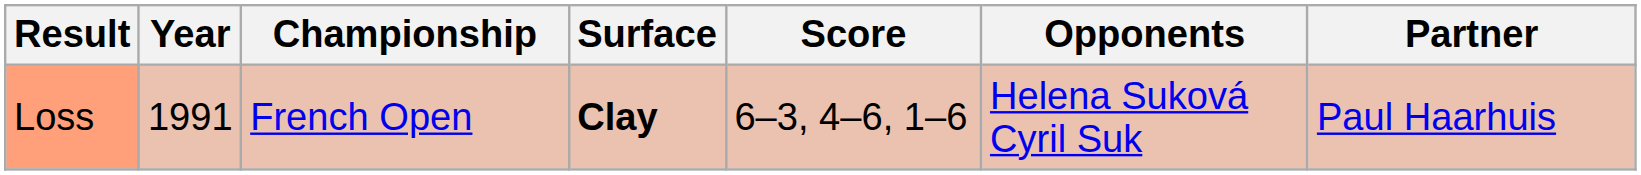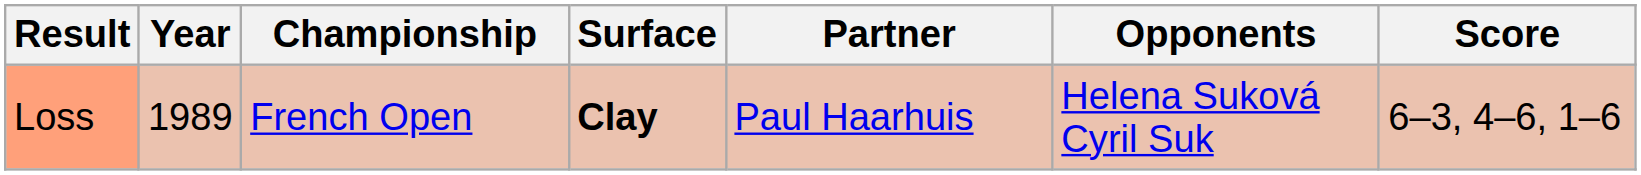columns swapped: (1472, 34) <-> (853, 34)
(190, 116) 1991 -> (190, 116) 1989
